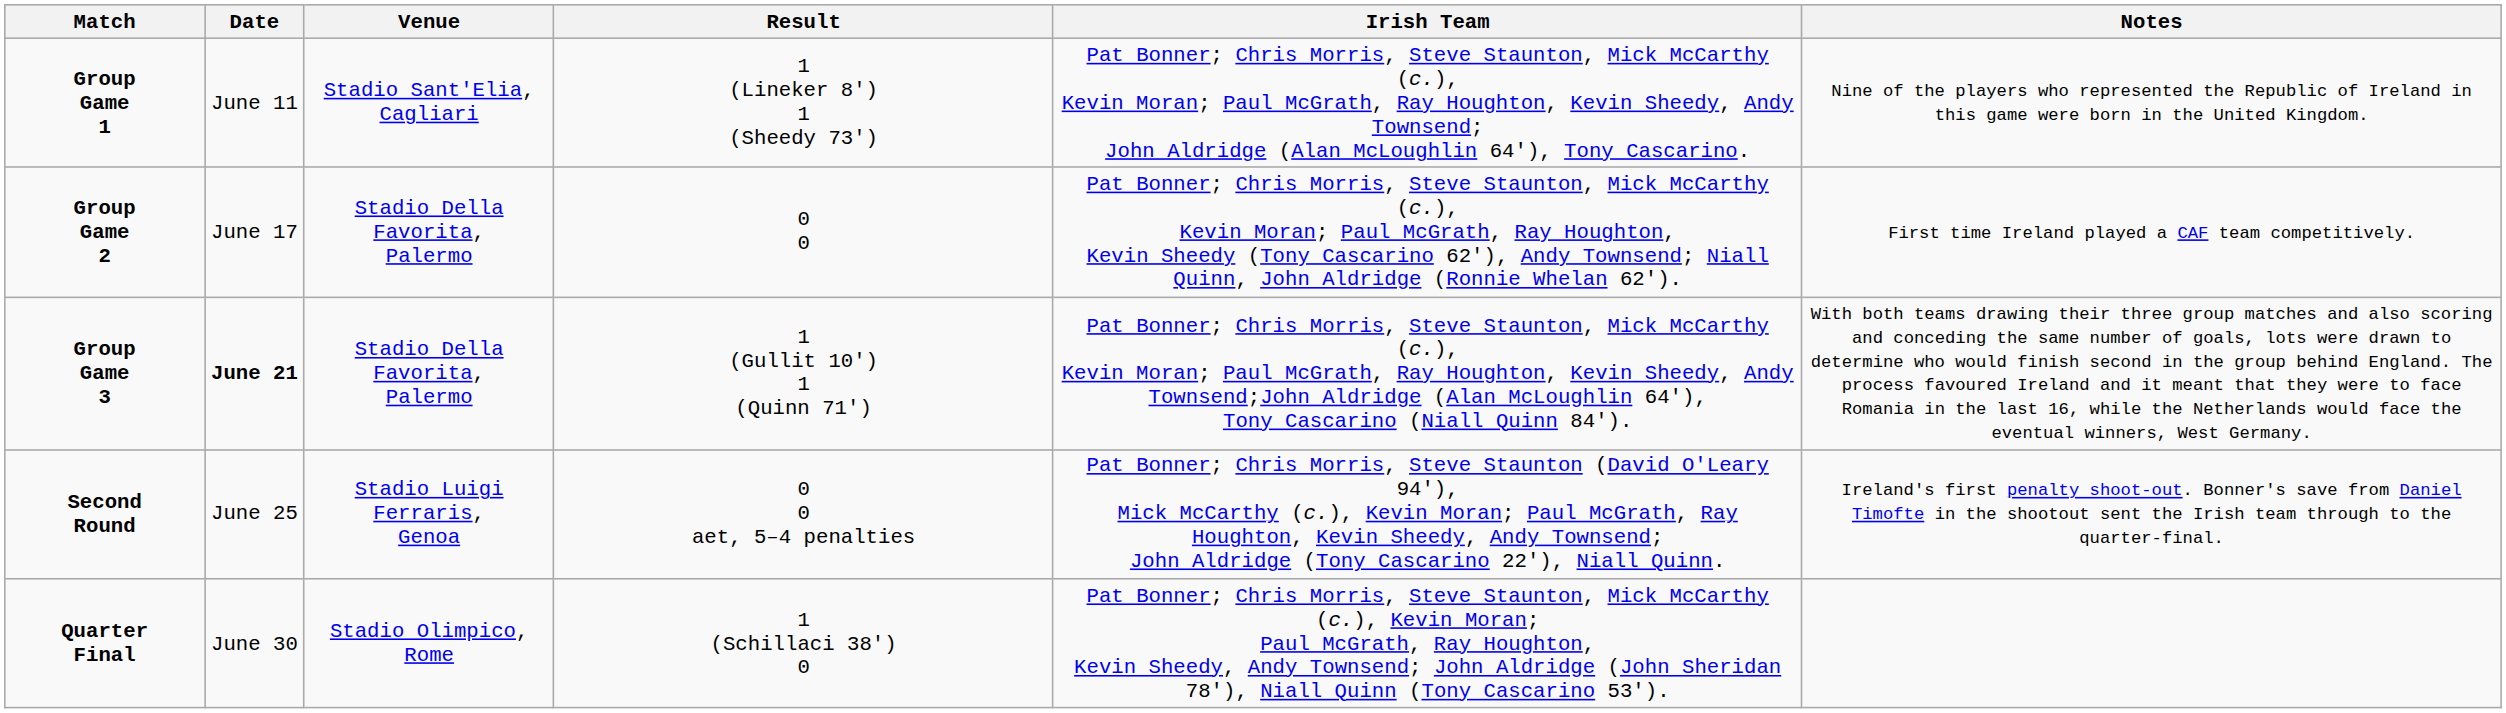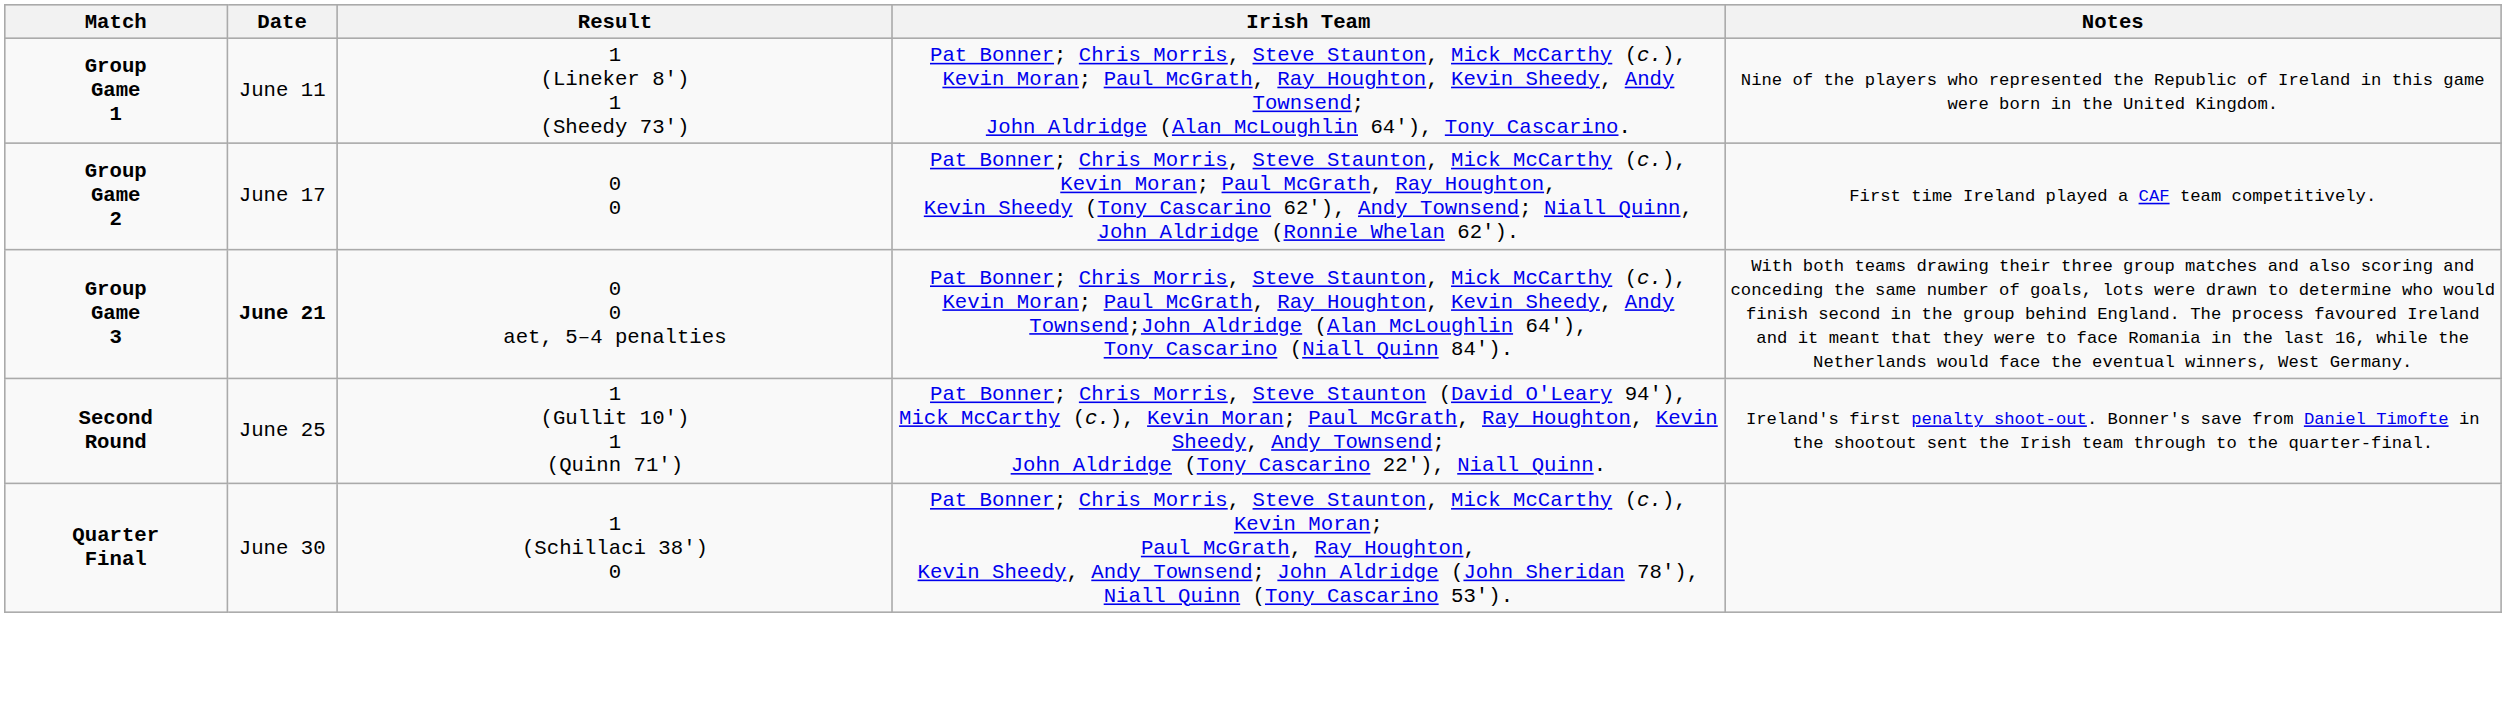- column: (429, 22)
(804, 373) 1 (Gullit 10') 1 (Quinn 71') -> (615, 314) 0 0 aet, 5–4 penalties
(804, 514) 0 0 aet, 5–4 penalties -> (615, 431) 1 (Gullit 10') 1 (Quinn 71')
